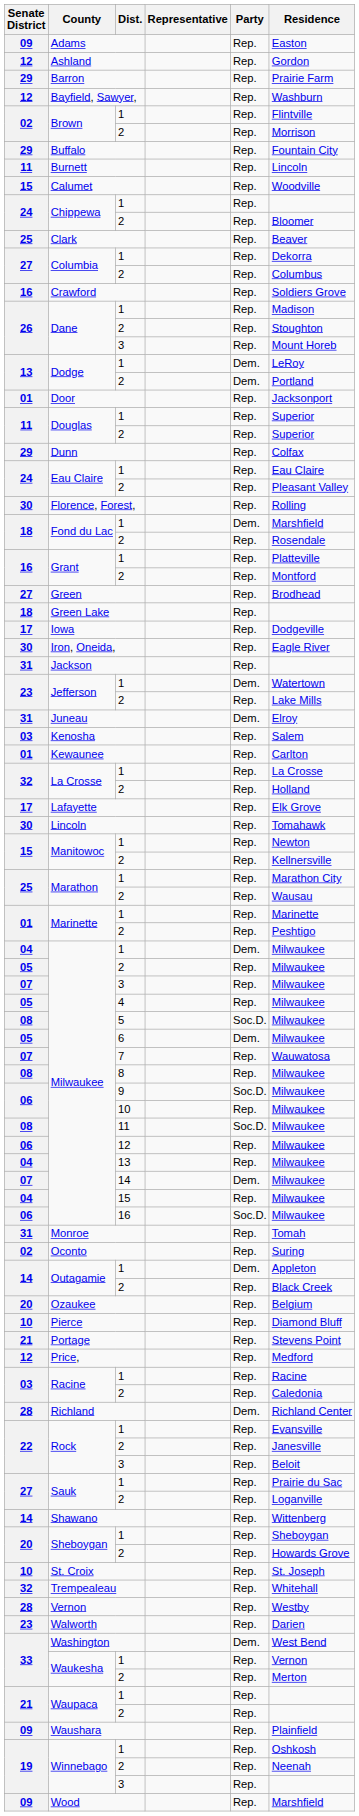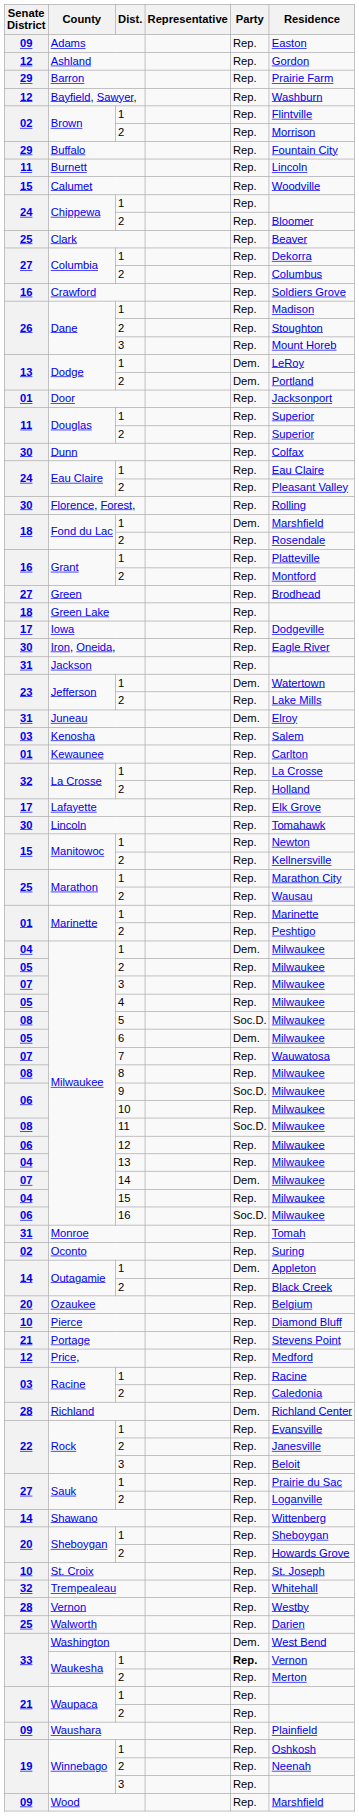(26, 452) 29 -> (26, 452) 30
(26, 1624) 23 -> (26, 1624) 25
(245, 1660) normal -> (245, 1660) bold
